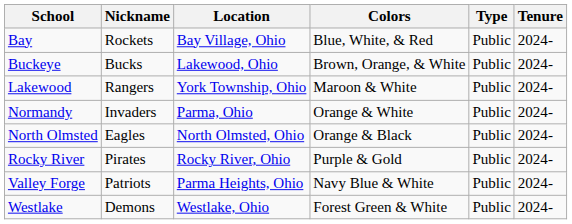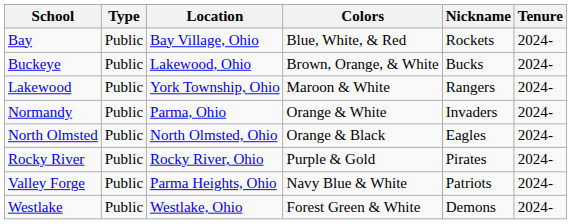columns swapped: (137, 16) <-> (492, 16)
